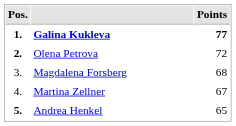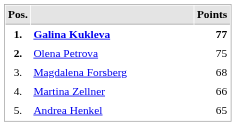(222, 53) 72 -> (222, 53) 75
(222, 91) 67 -> (222, 91) 66
(18, 110) bold -> (18, 110) normal
